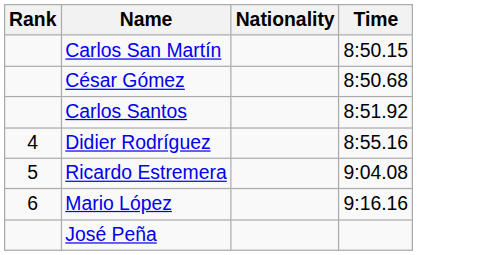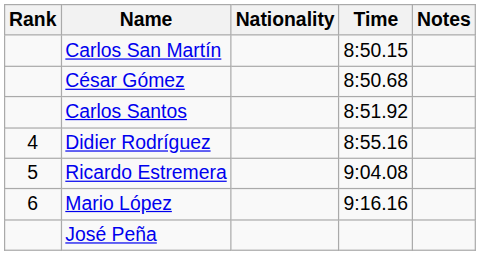+ column: (444, 19)
